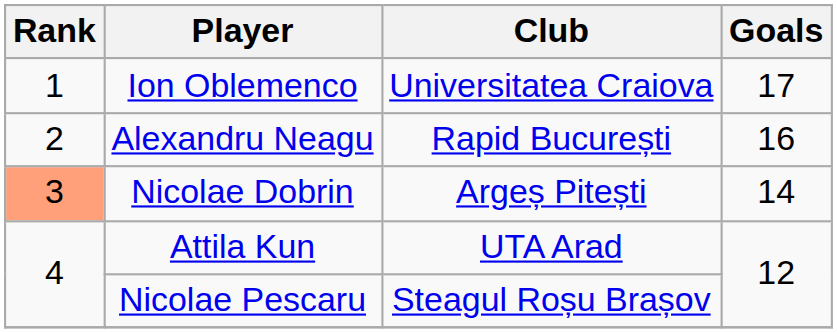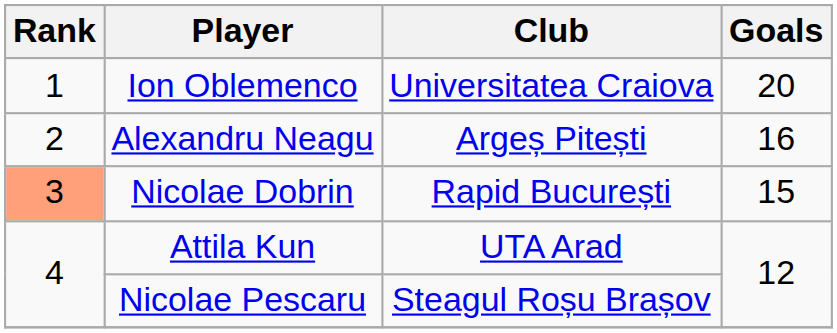(776, 85) 17 -> (776, 85) 20
(551, 138) Rapid București -> (551, 138) Argeș Pitești
(551, 192) Argeș Pitești -> (551, 192) Rapid București
(776, 192) 14 -> (776, 192) 15
